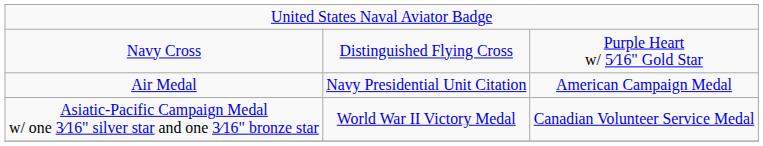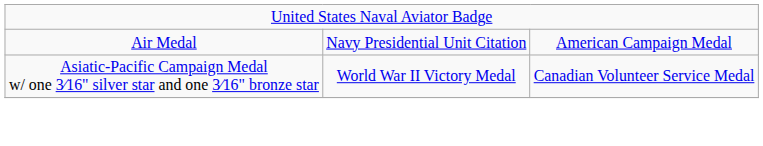- row: (164, 51)
